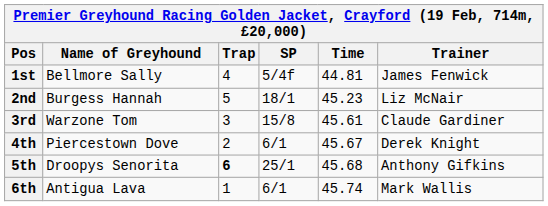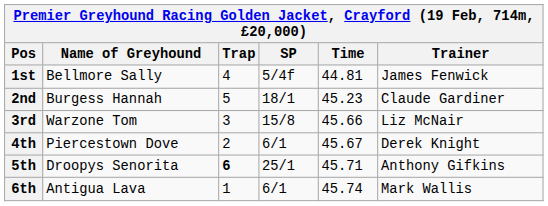(422, 99) Liz McNair -> (443, 99) Claude Gardiner
(342, 121) 45.61 -> (342, 121) 45.66
(443, 121) Claude Gardiner -> (422, 121) Liz McNair
(342, 166) 45.68 -> (342, 166) 45.71
